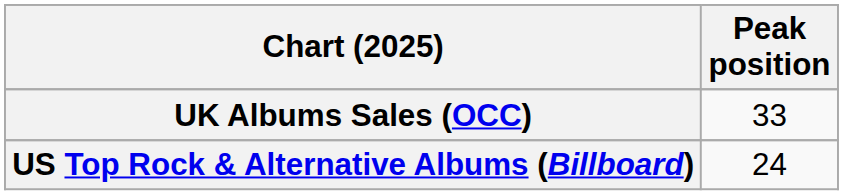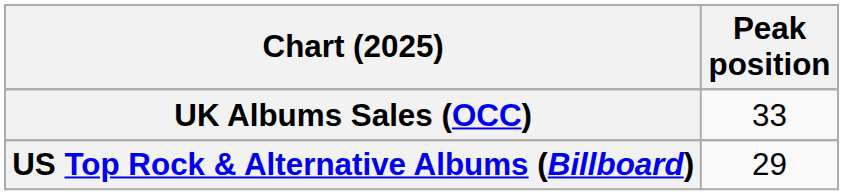(770, 164) 24 -> (770, 164) 29
